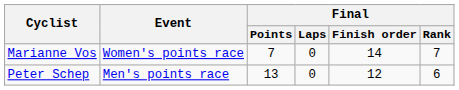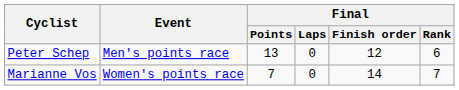rows swapped: (48, 75) <-> (52, 54)
